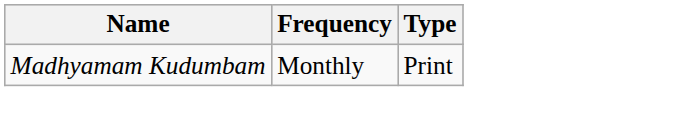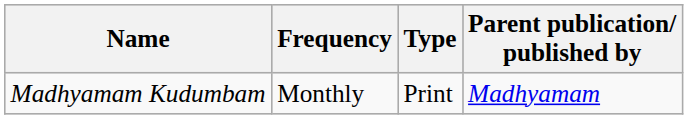+ column: (572, 38)
